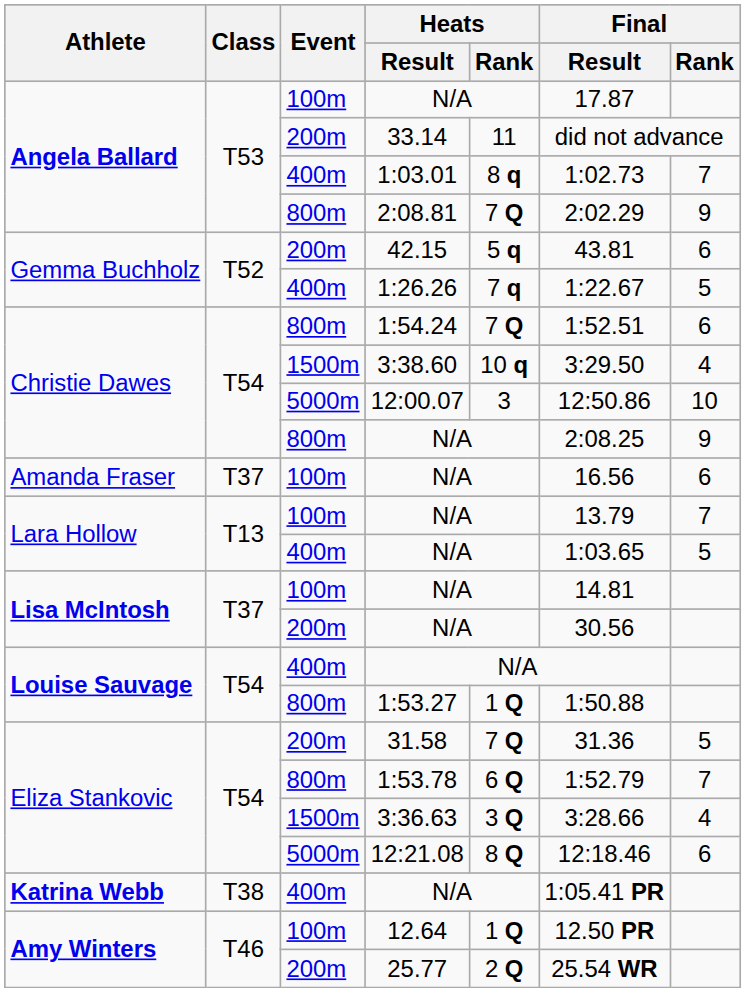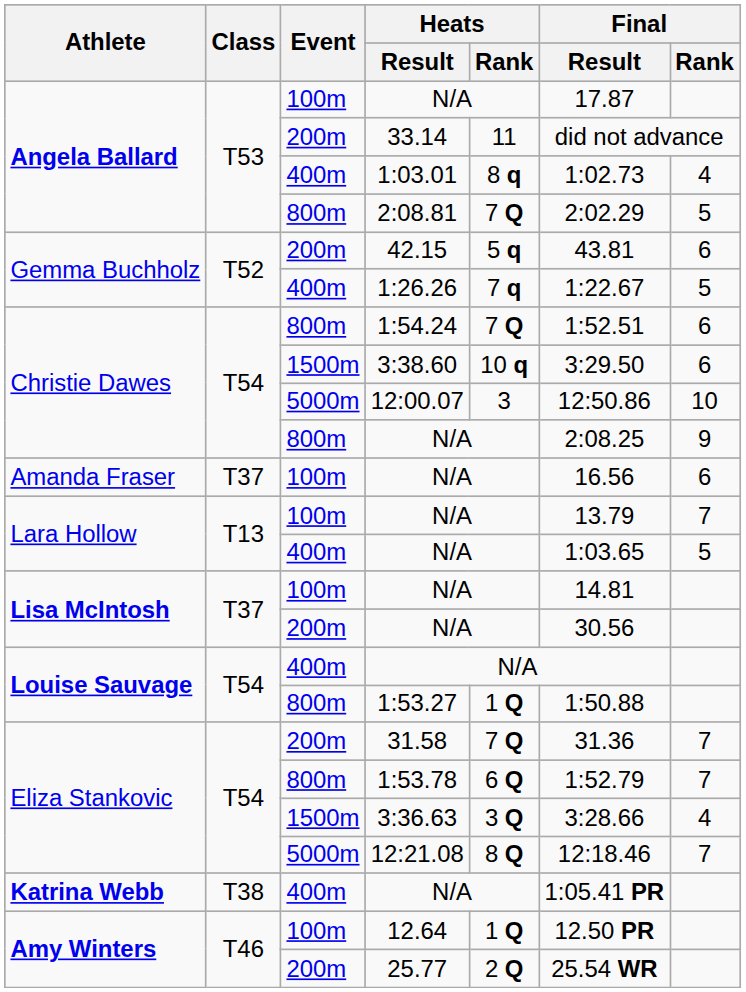(705, 175) 7 -> (705, 175) 4
(705, 213) 9 -> (705, 213) 5
(705, 364) 4 -> (705, 364) 6
(705, 742) 5 -> (705, 742) 7
(705, 855) 6 -> (705, 855) 7
